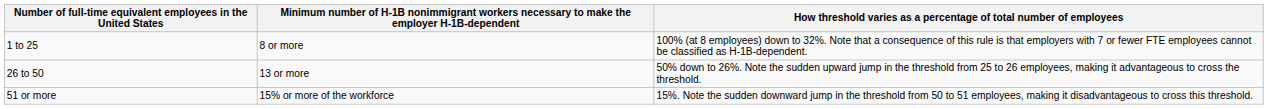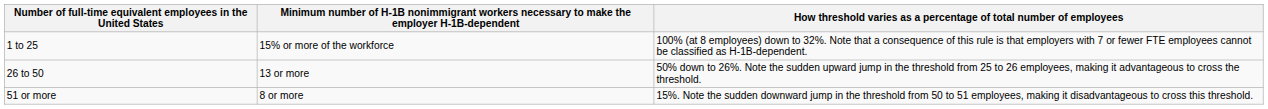(281, 46) 8 or more -> (327, 46) 15% or more of the workforce
(327, 95) 15% or more of the workforce -> (281, 95) 8 or more
